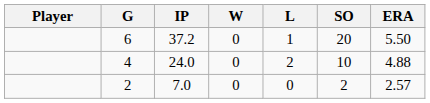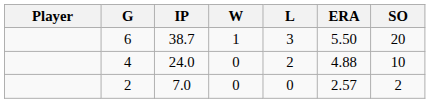columns swapped: (398, 16) <-> (344, 16)
(182, 39) 37.2 -> (182, 39) 38.7
(236, 39) 0 -> (236, 39) 1
(290, 39) 1 -> (290, 39) 3
